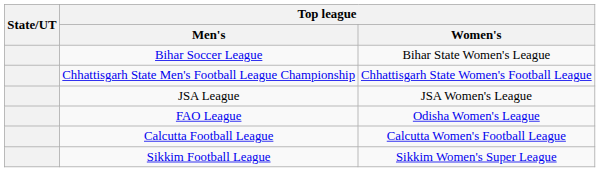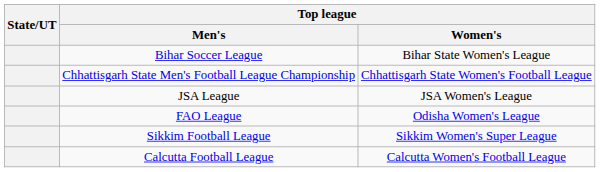rows swapped: (209, 156) <-> (209, 136)
